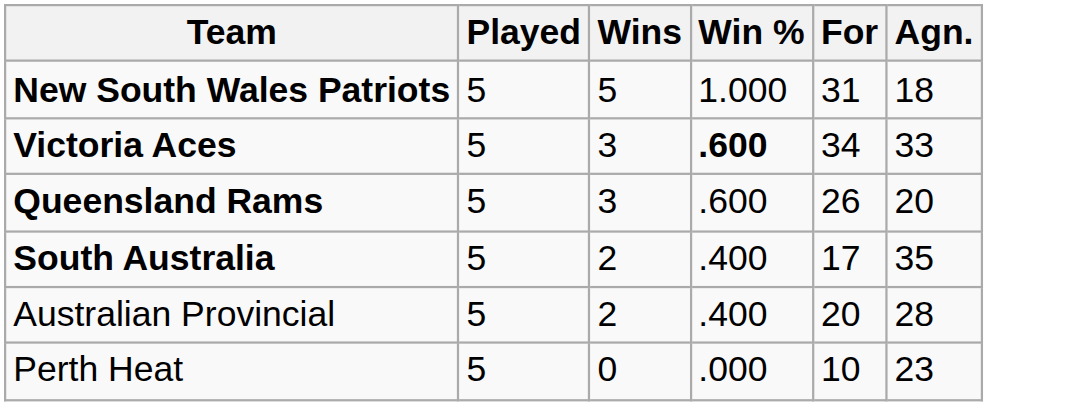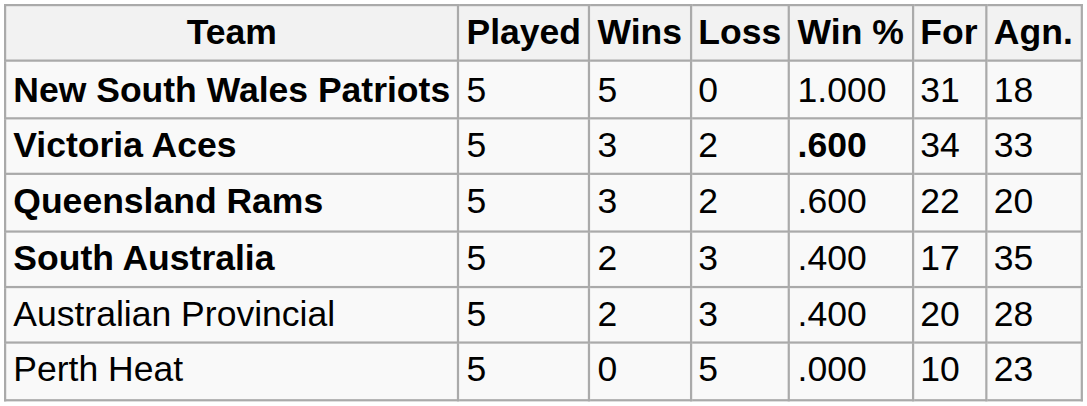+ column: (740, 32)
(841, 201) 26 -> (940, 201) 22
